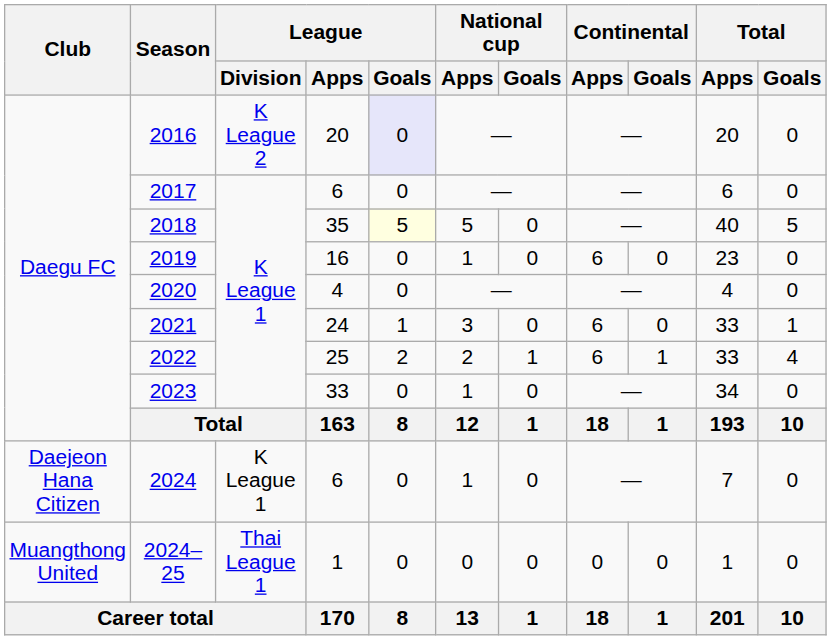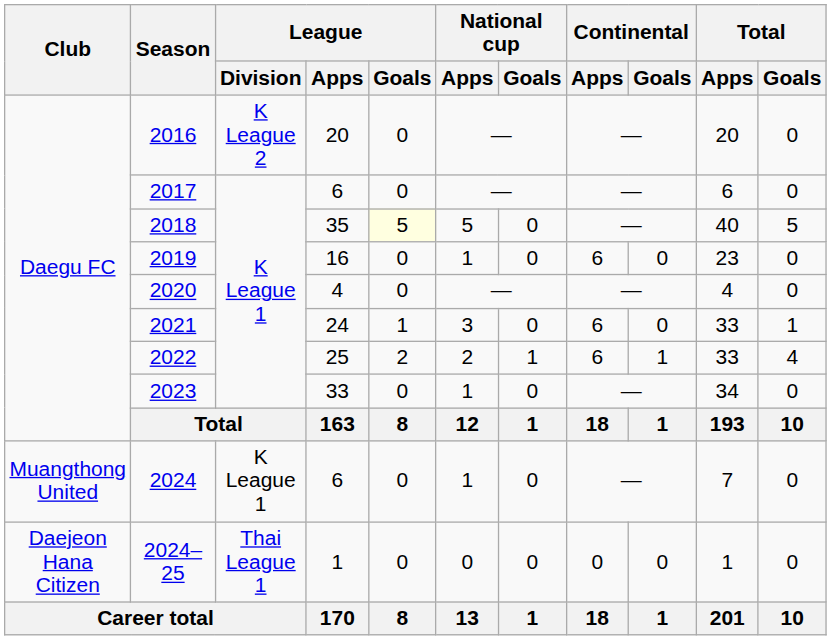(402, 134) lavender background -> (402, 134) no background
(68, 481) Daejeon Hana Citizen -> (68, 481) Muangthong United
(68, 561) Muangthong United -> (68, 561) Daejeon Hana Citizen
